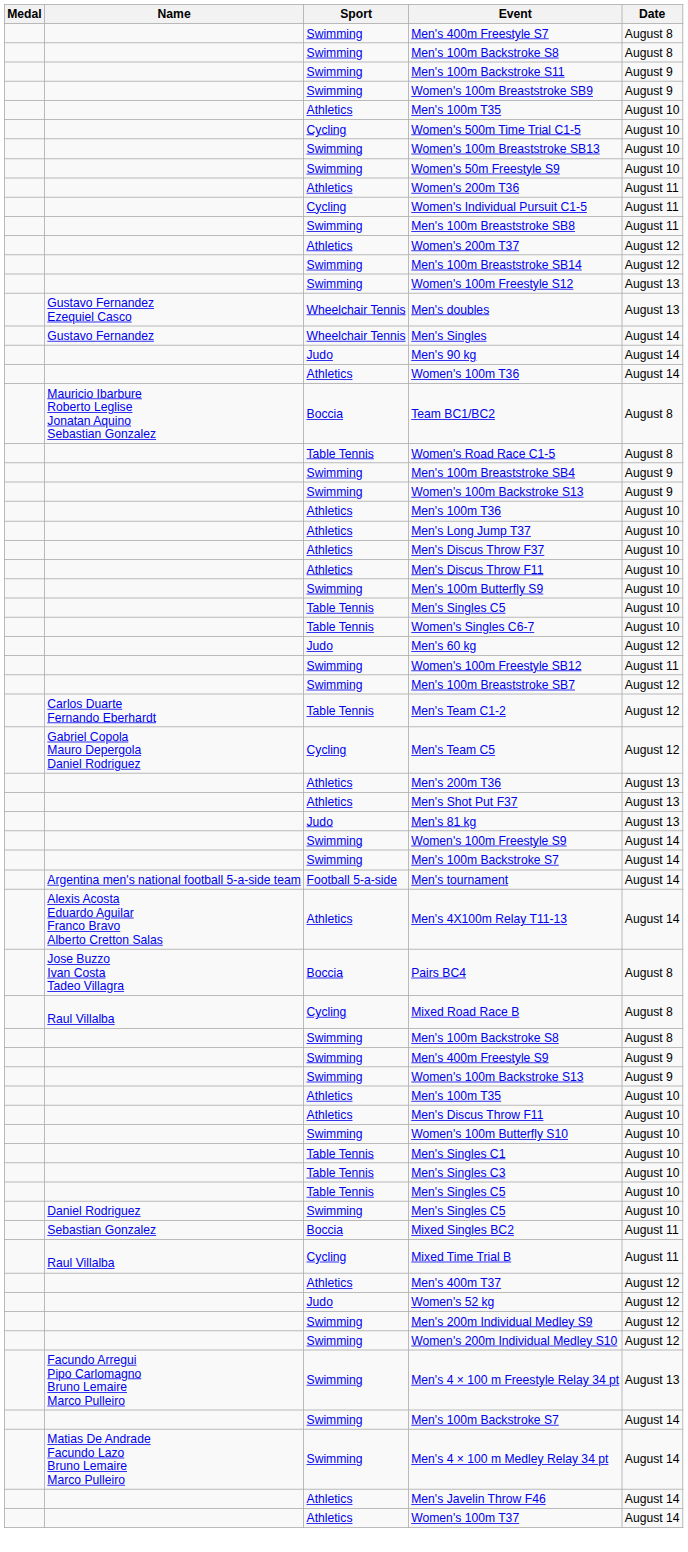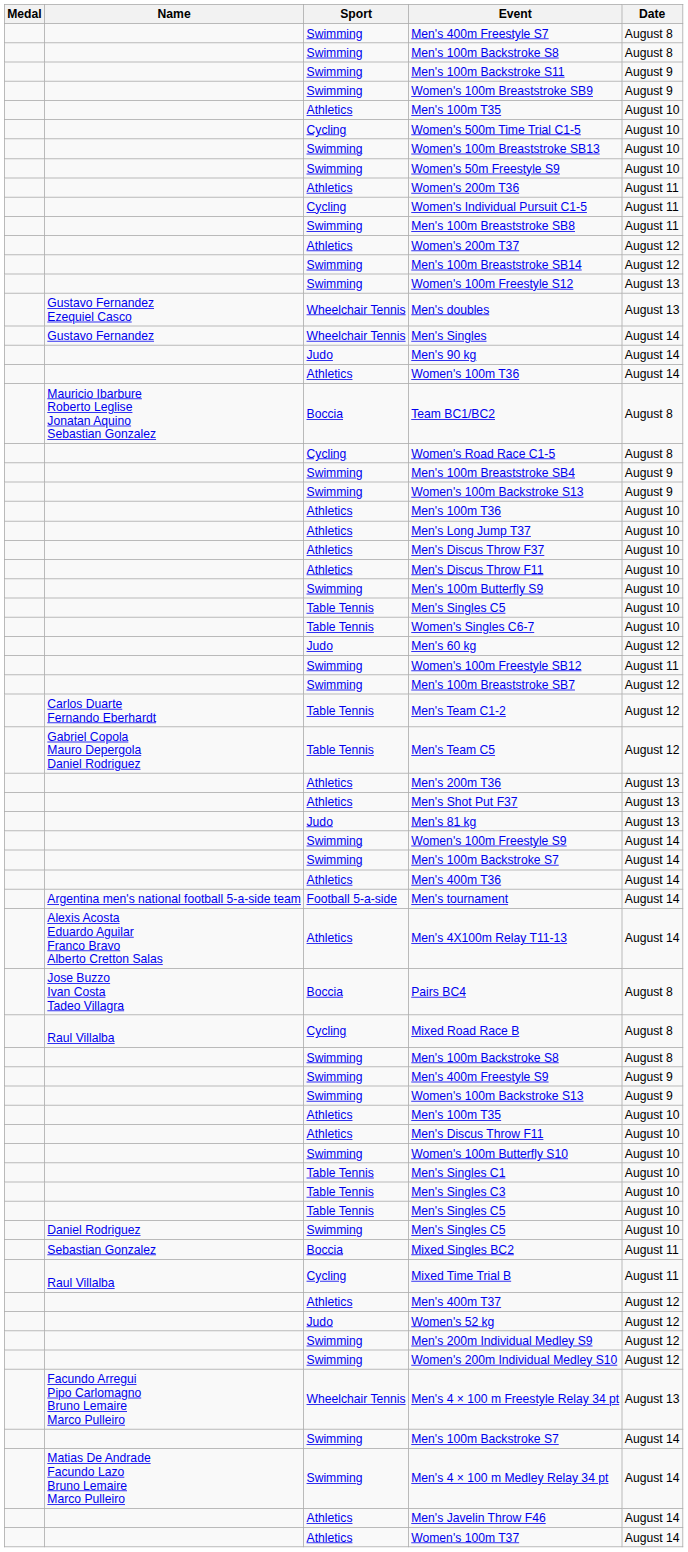(340, 454) Table Tennis -> (326, 454) Cycling
(326, 750) Cycling -> (340, 750) Table Tennis
+ row: (174, 879)
(335, 1380) Swimming -> (356, 1399) Wheelchair Tennis
